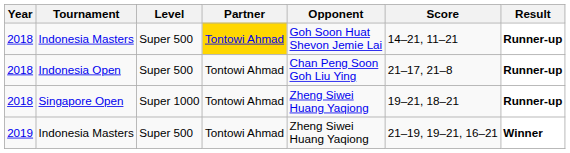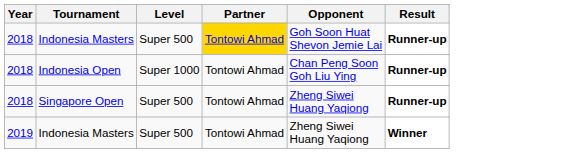- column: (443, 14)
(166, 70) Super 500 -> (169, 70) Super 1000
(169, 102) Super 1000 -> (166, 102) Super 500
